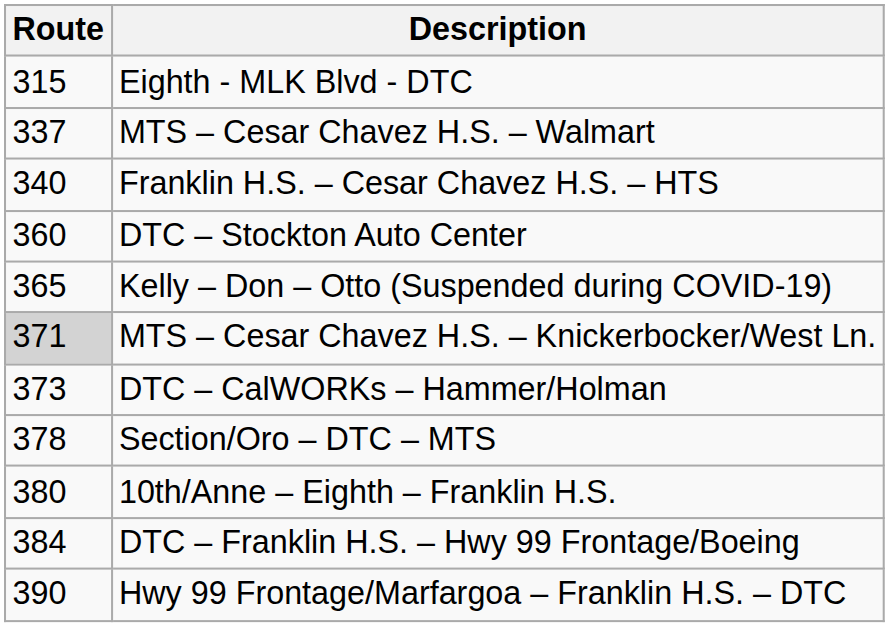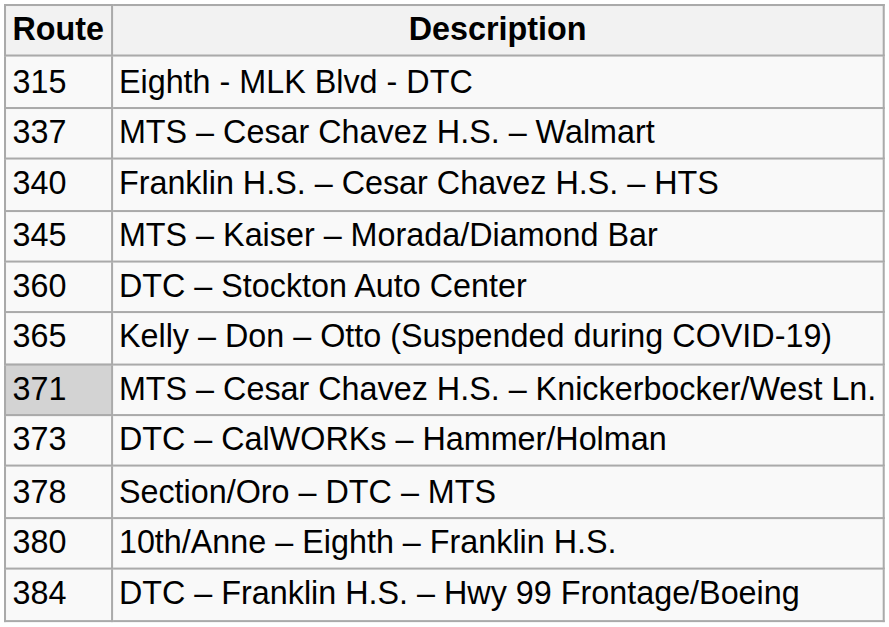+ row: (388, 235)
- row: (483, 593)
